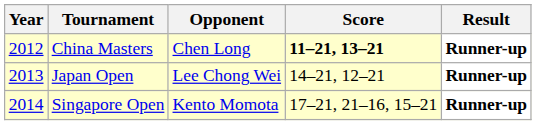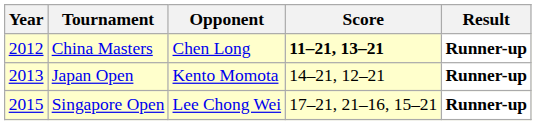(227, 76) Lee Chong Wei -> (225, 76) Kento Momota
(26, 105) 2014 -> (26, 105) 2015
(225, 105) Kento Momota -> (227, 105) Lee Chong Wei
